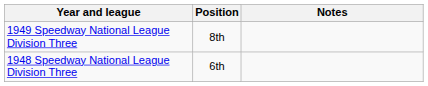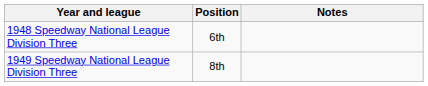rows swapped: (88, 66) <-> (88, 36)
